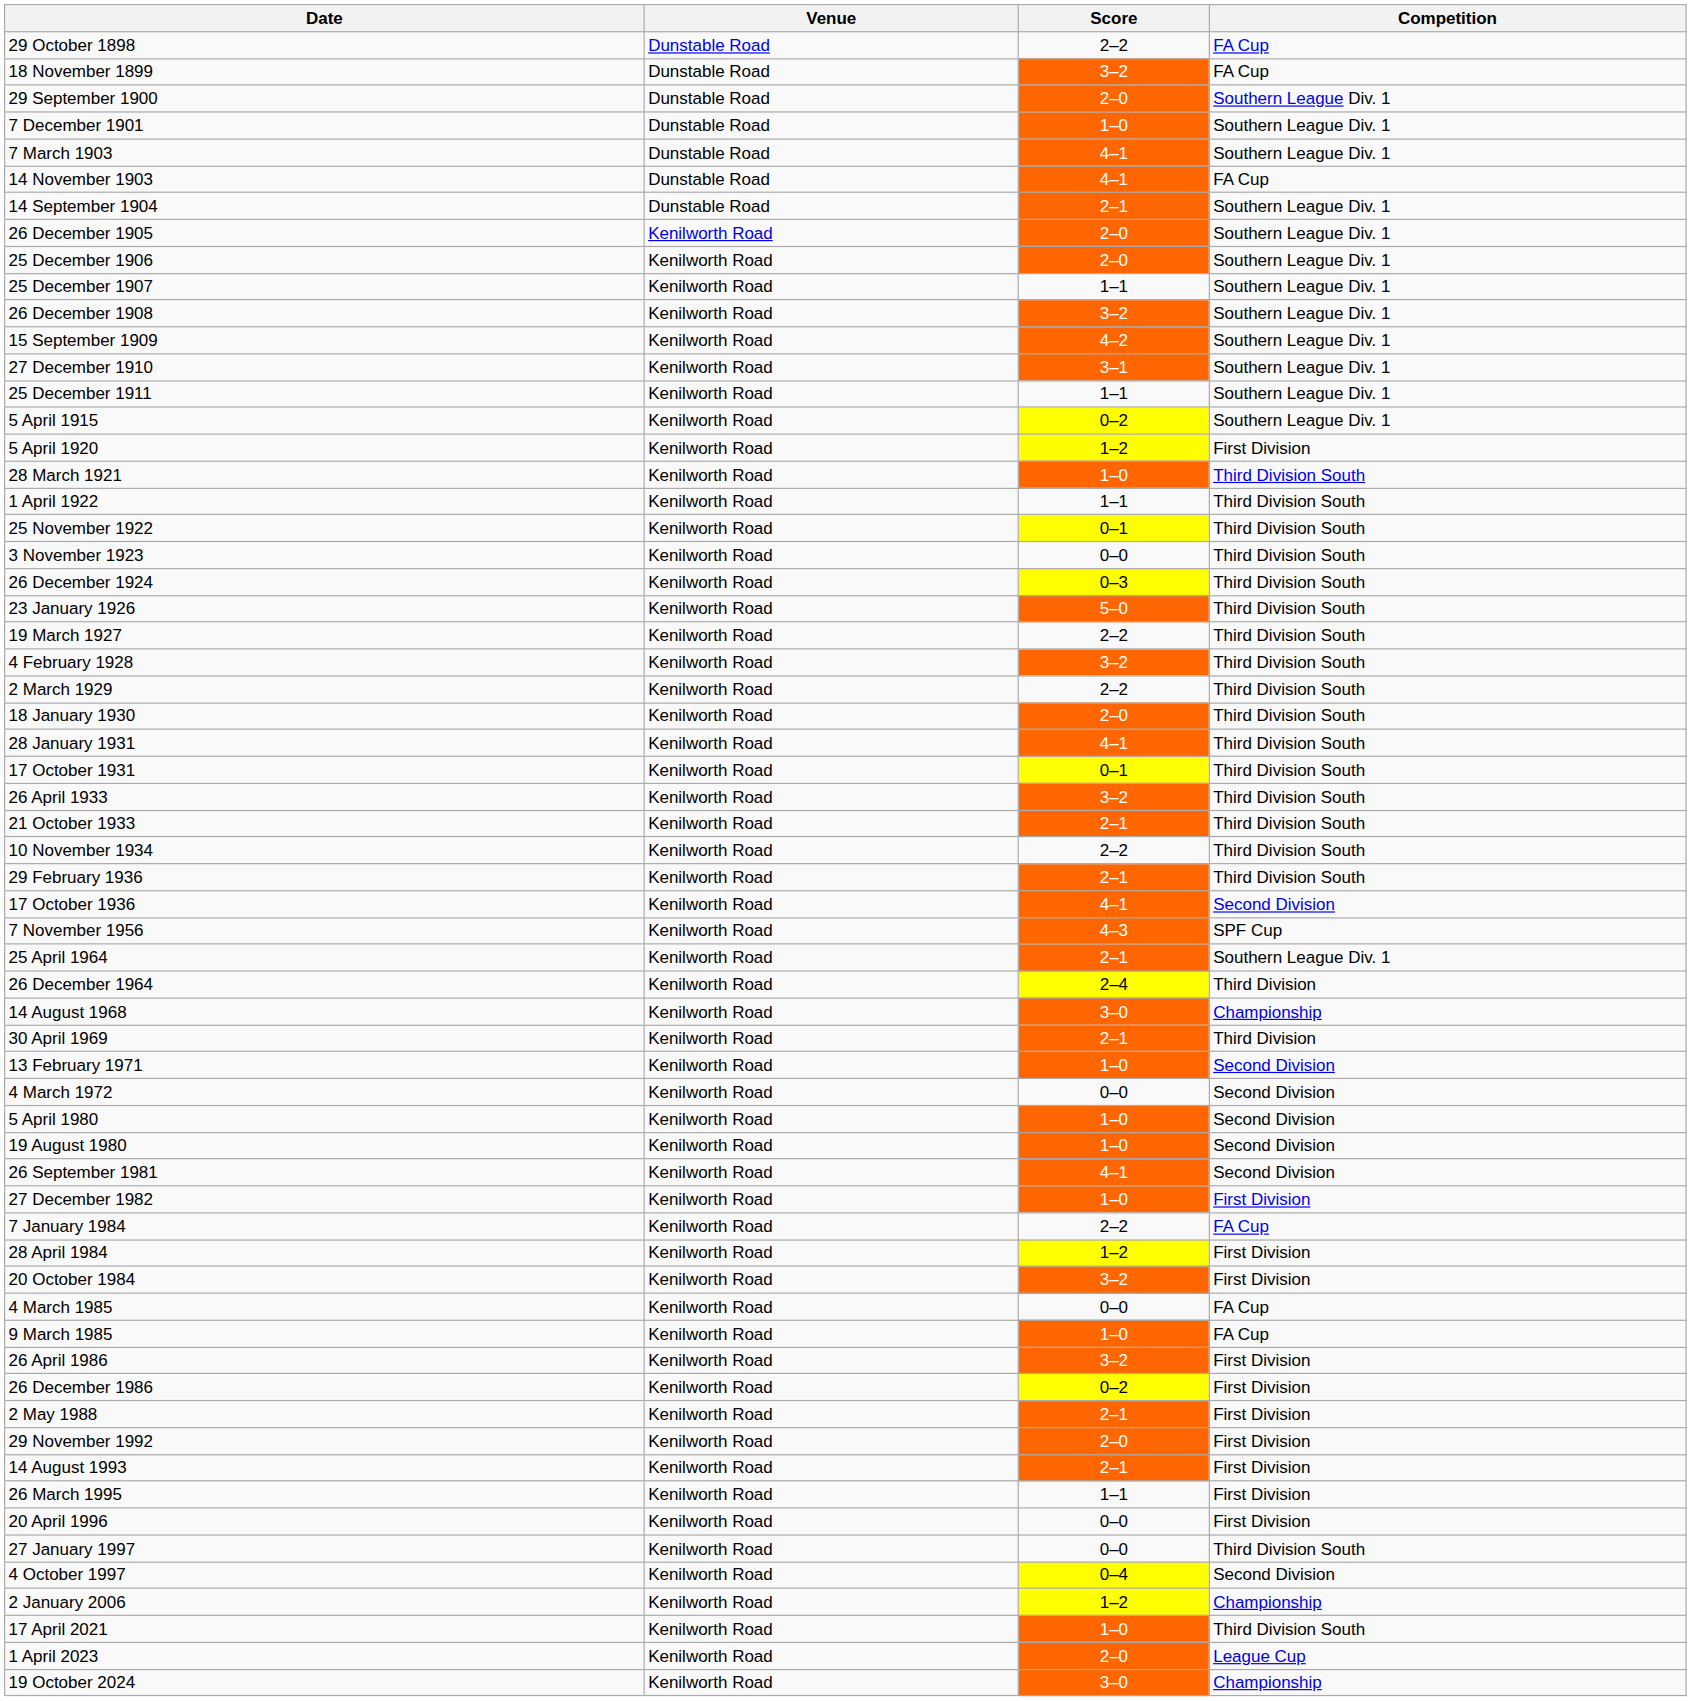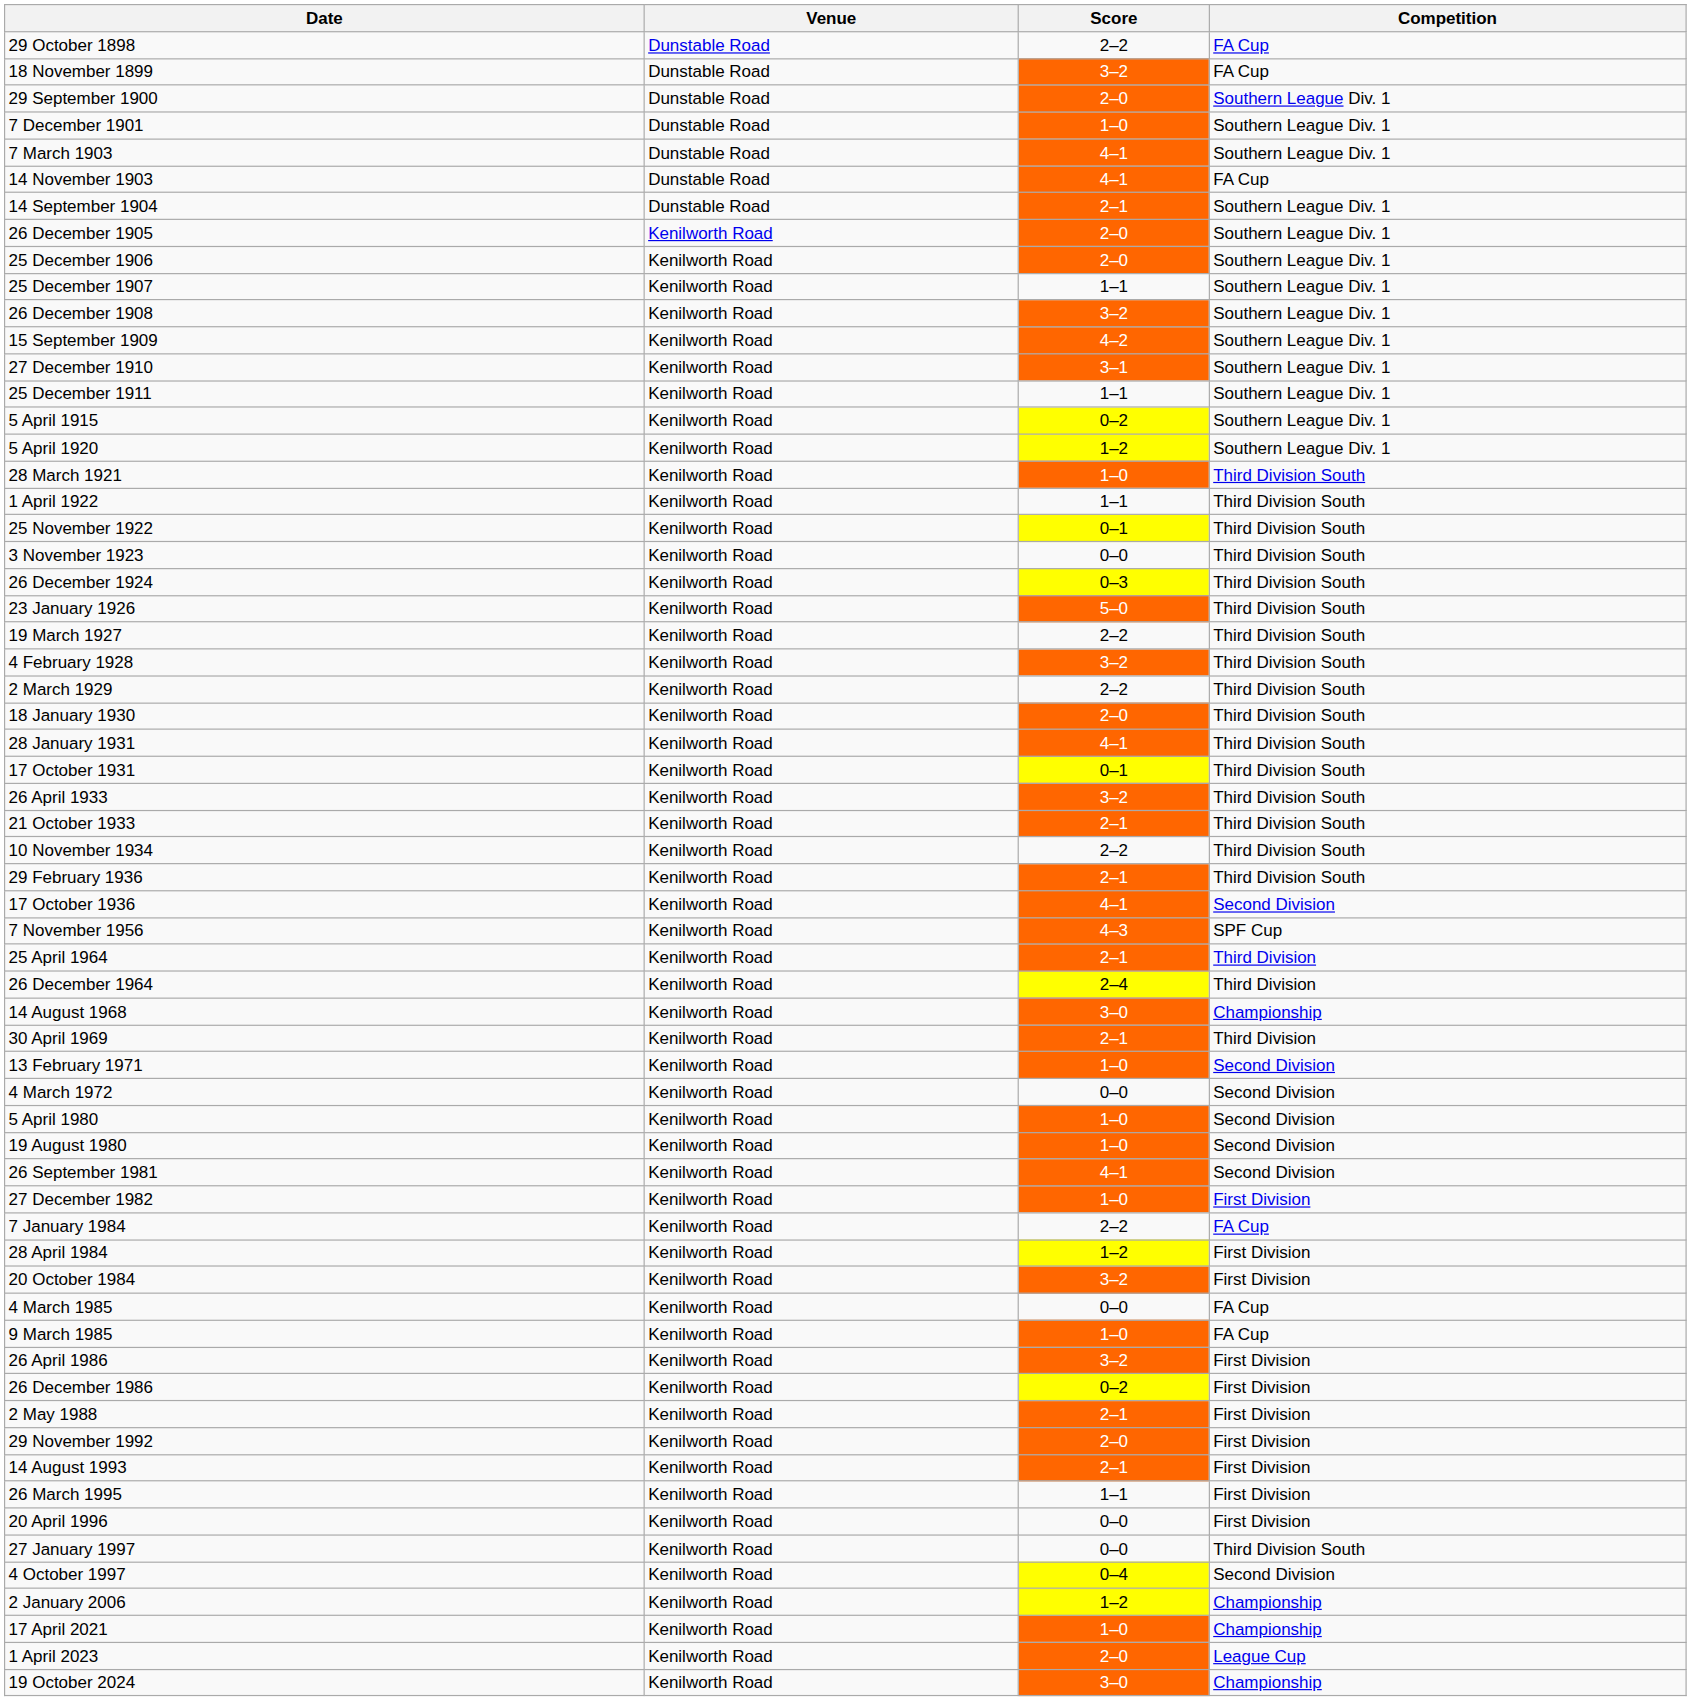(1262, 448) First Division -> (1302, 448) Southern League Div. 1
(1302, 958) Southern League Div. 1 -> (1265, 958) Third Division
(1289, 1629) Third Division South -> (1267, 1629) Championship
